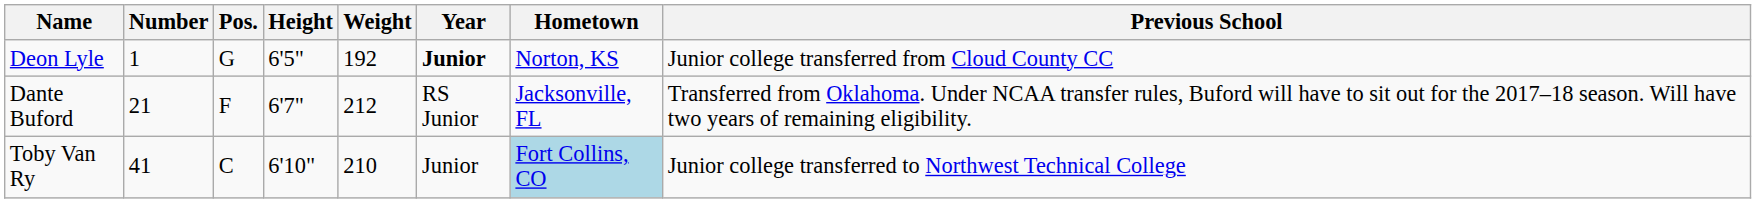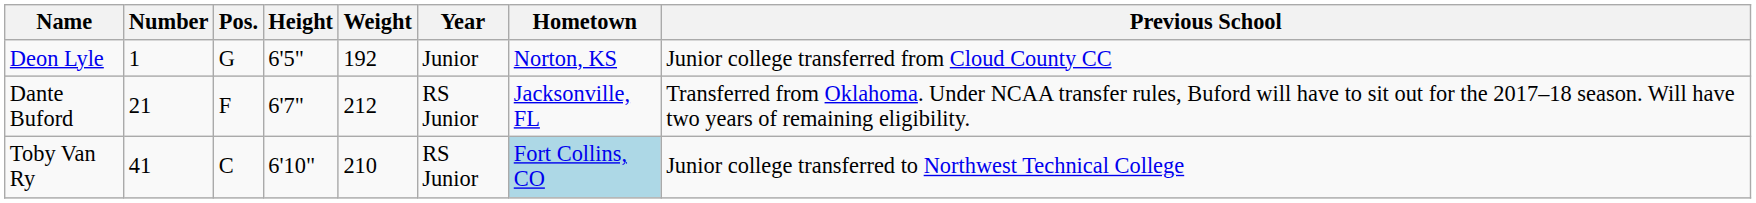(454, 57) bold -> (450, 57) normal
(450, 166) Junior -> (450, 166) RS Junior
